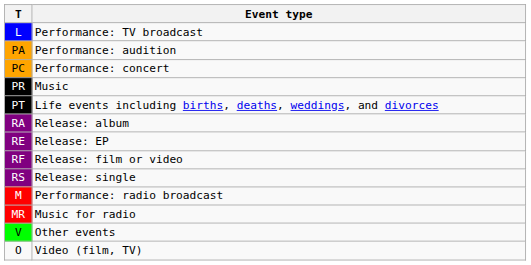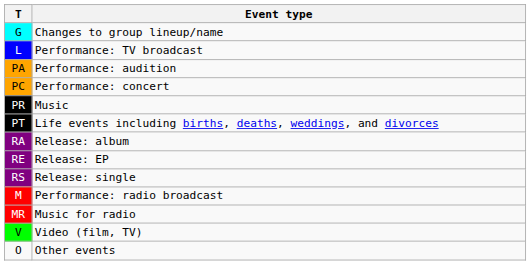+ row: (18, 32)
- row: (18, 159)
(75, 232) Other events -> (89, 232) Video (film, TV)
(89, 251) Video (film, TV) -> (75, 251) Other events
